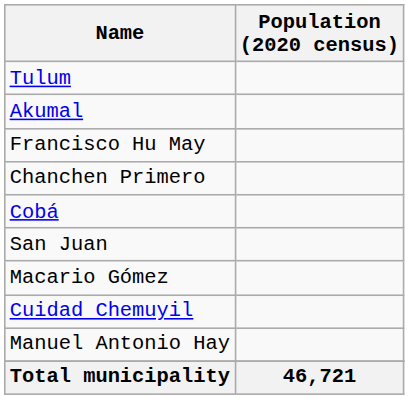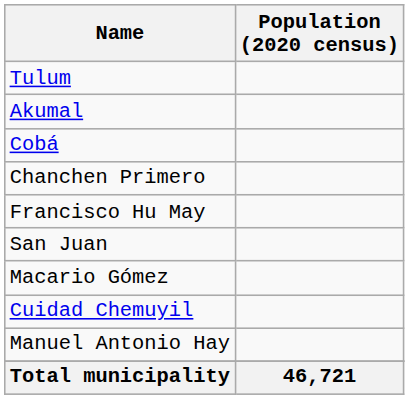rows swapped: (34, 211) <-> (108, 145)
